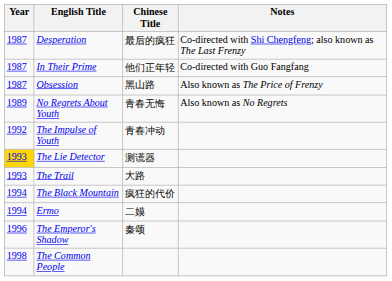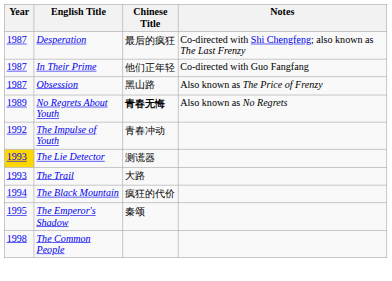(145, 103) normal -> (145, 103) bold
- row: (48, 211)
(17, 229) 1996 -> (17, 211) 1995
